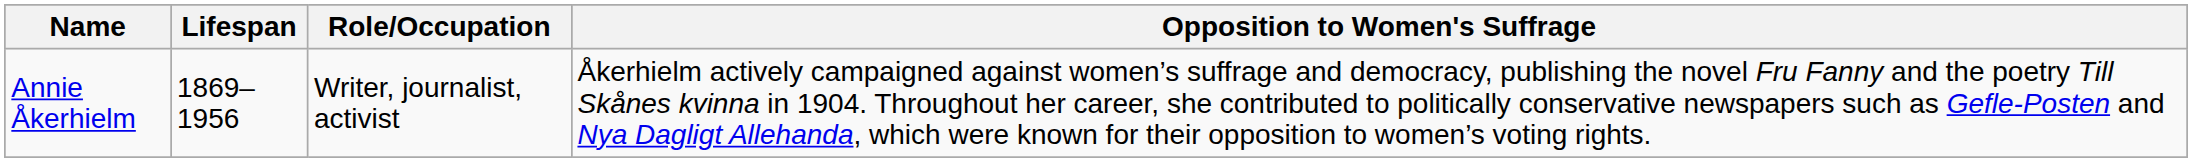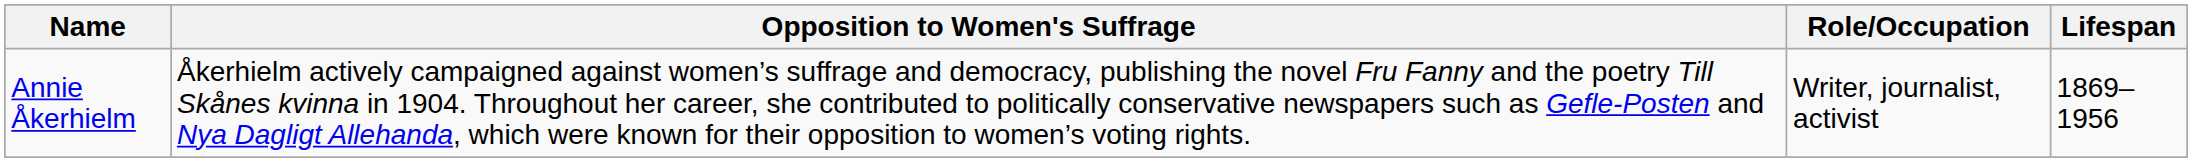columns swapped: (239, 26) <-> (1379, 26)
